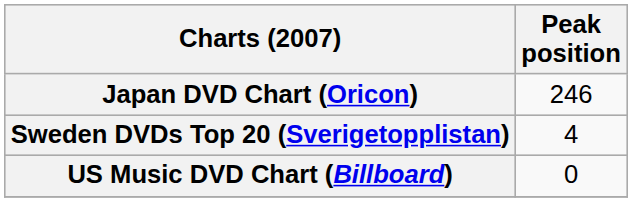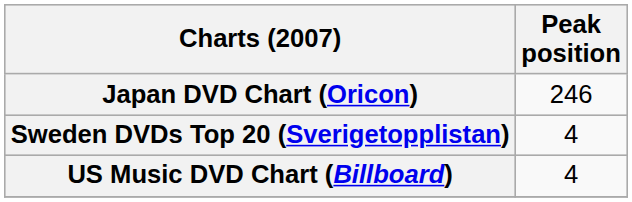(571, 175) 0 -> (571, 175) 4
